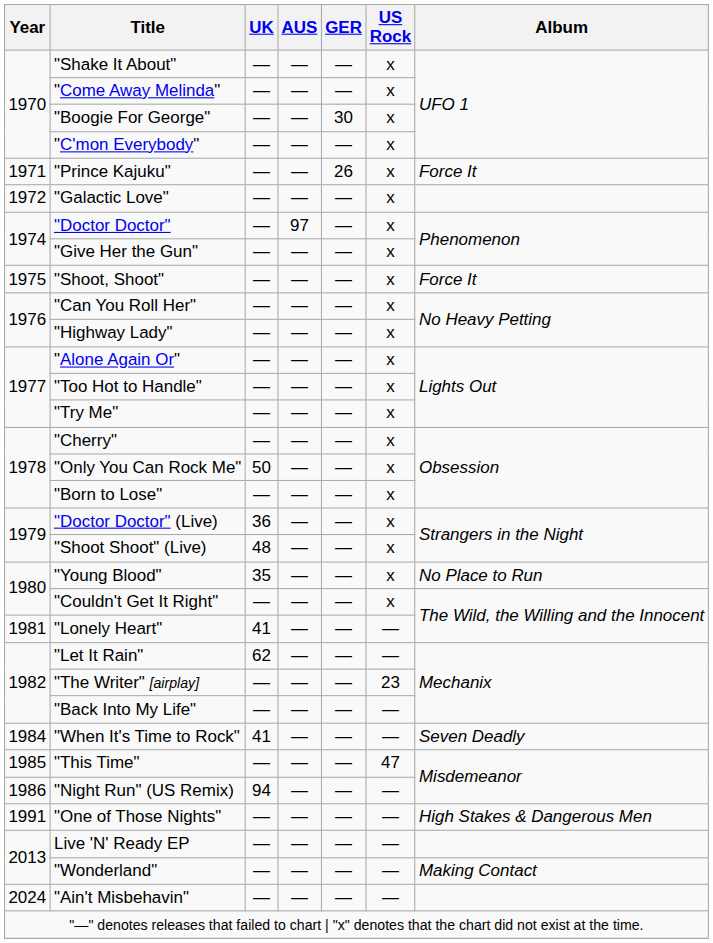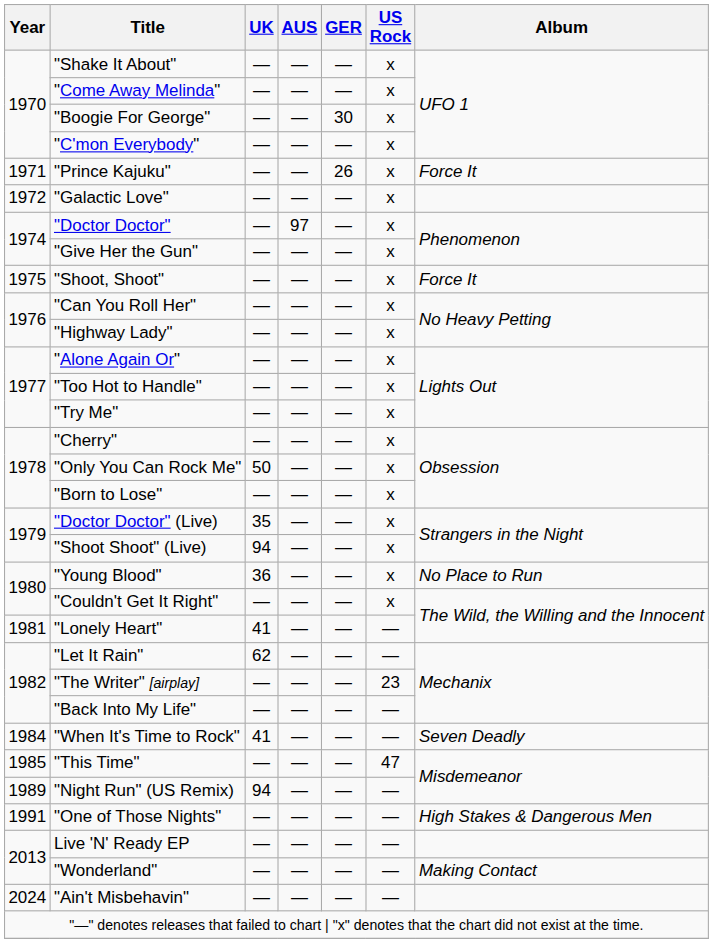(261, 521) 36 -> (261, 521) 35
(261, 548) 48 -> (261, 548) 94
(261, 574) 35 -> (261, 574) 36
(27, 790) 1986 -> (27, 790) 1989
